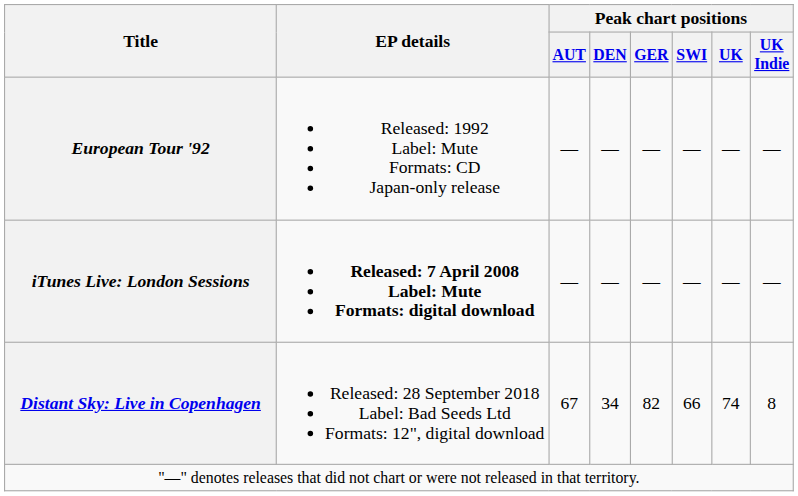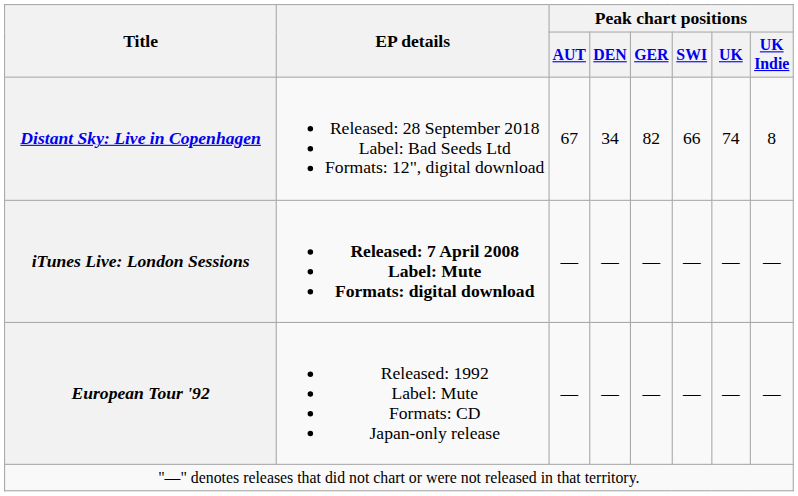rows swapped: (141, 148) <-> (141, 403)
